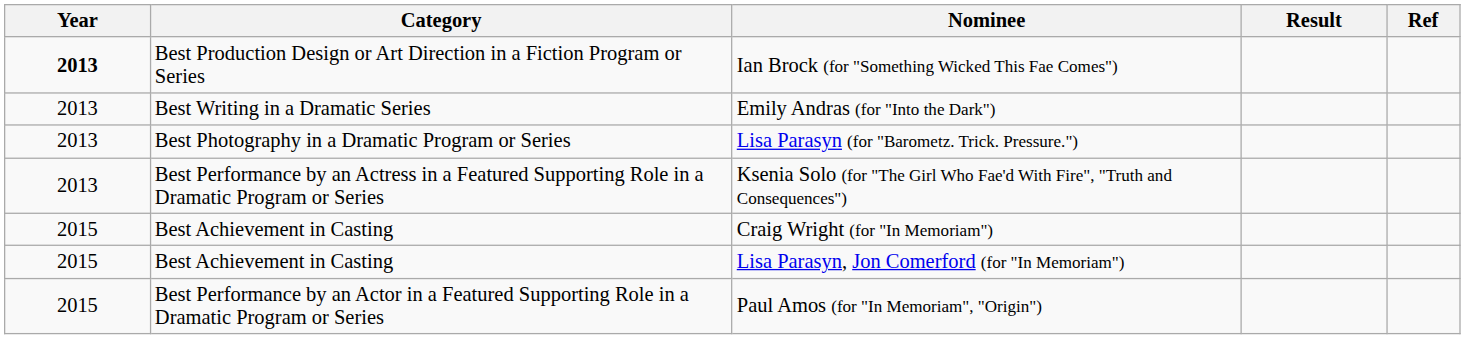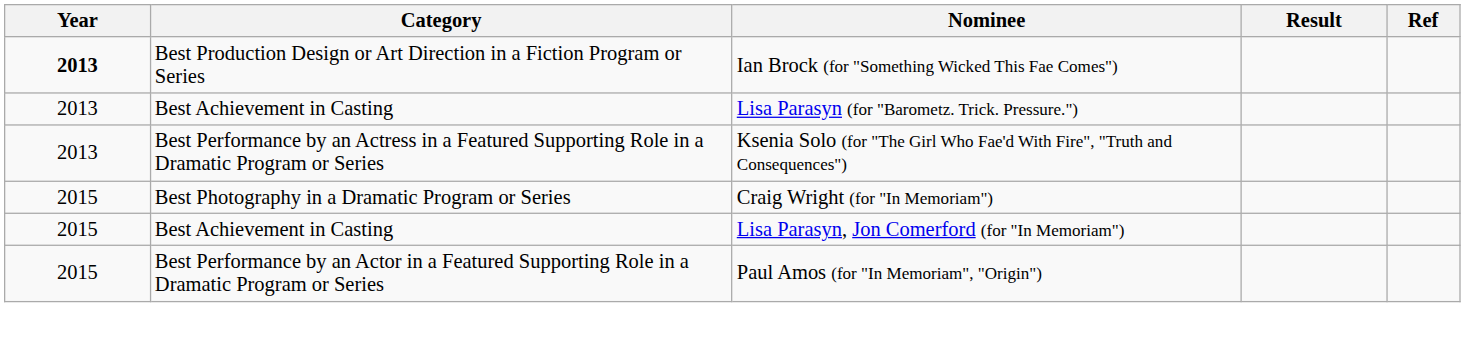- row: (866, 108)
(363, 141) Best Photography in a Dramatic Program or Series -> (274, 108) Best Achievement in Casting
(274, 229) Best Achievement in Casting -> (363, 196) Best Photography in a Dramatic Program or Series
